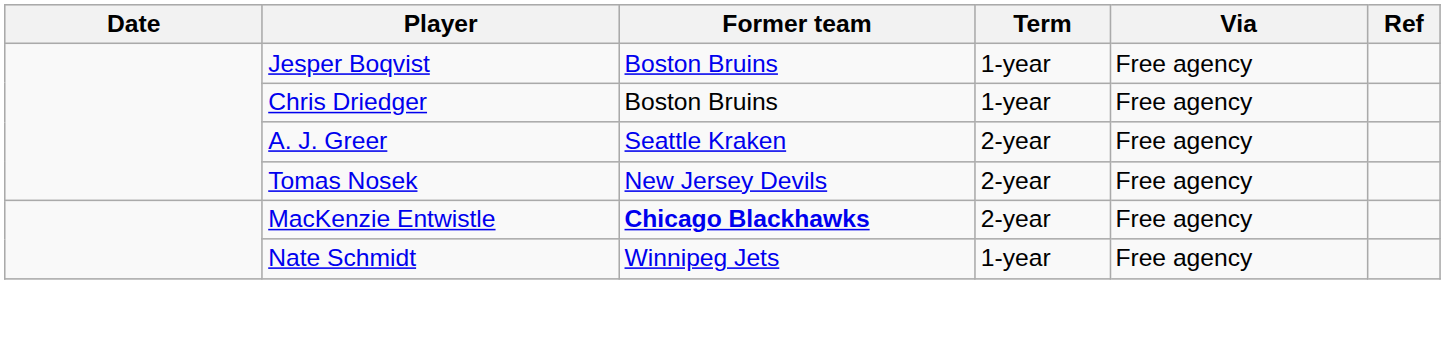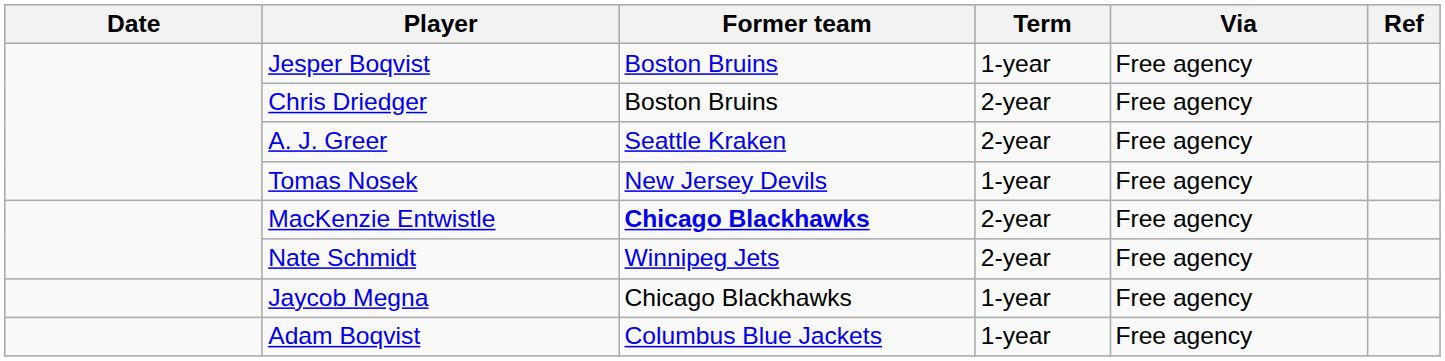(1016, 102) 1-year -> (1016, 102) 2-year
(1016, 180) 2-year -> (1016, 180) 1-year
(1016, 258) 1-year -> (1016, 258) 2-year
+ row: (348, 297)
+ row: (344, 336)
